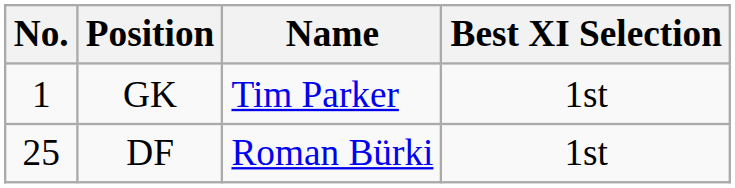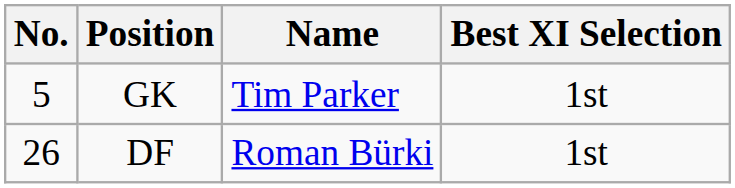(41, 93) 1 -> (41, 93) 5
(41, 152) 25 -> (41, 152) 26
